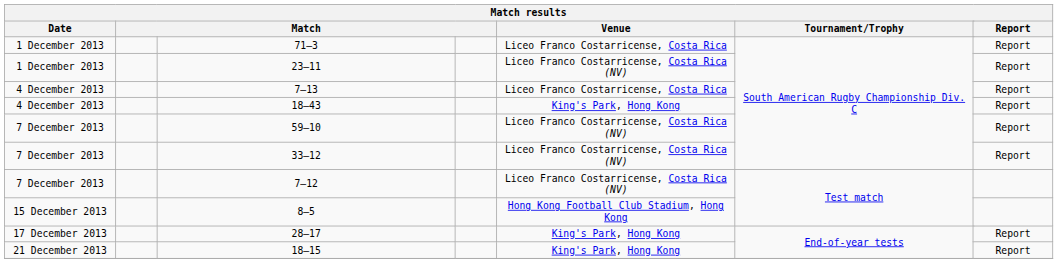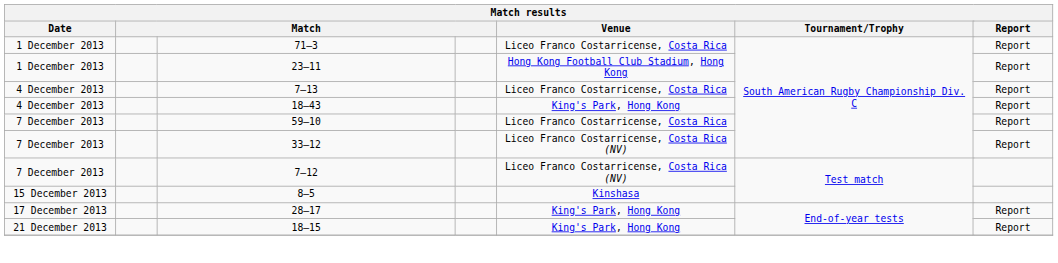(616, 67) Liceo Franco Costarricense, Costa Rica (NV) -> (616, 67) Hong Kong Football Club Stadium, Hong Kong
(616, 128) Liceo Franco Costarricense, Costa Rica (NV) -> (616, 122) Liceo Franco Costarricense, Costa Rica
(616, 211) Hong Kong Football Club Stadium, Hong Kong -> (616, 194) Kinshasa
